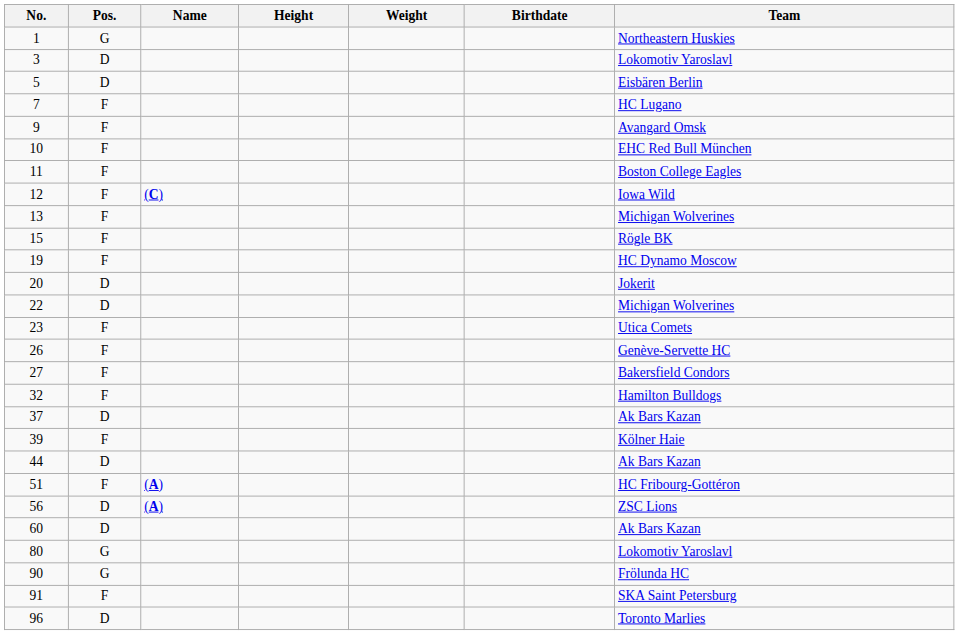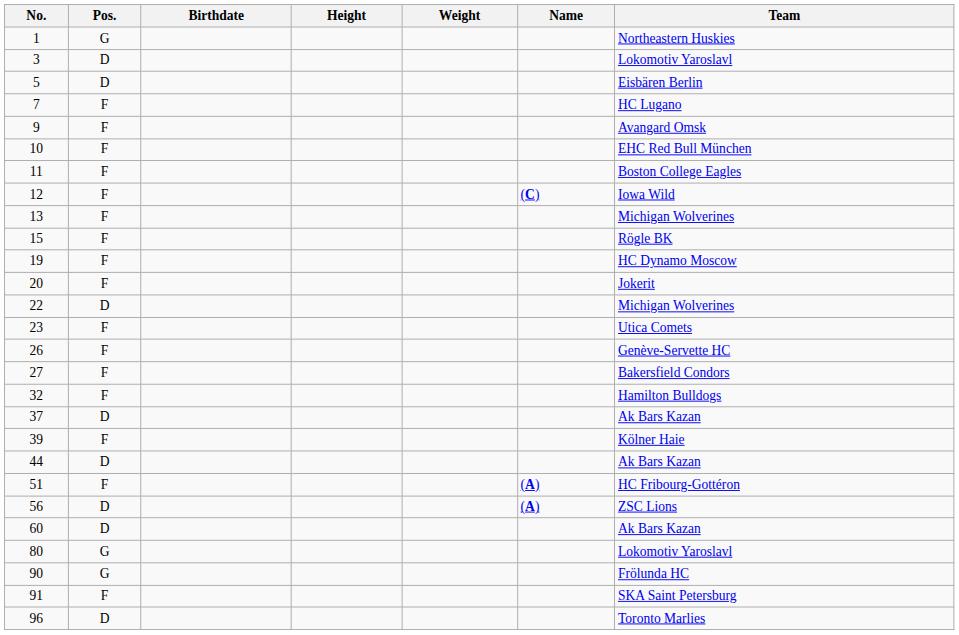columns swapped: (190, 16) <-> (540, 16)
(105, 283) D -> (105, 283) F
